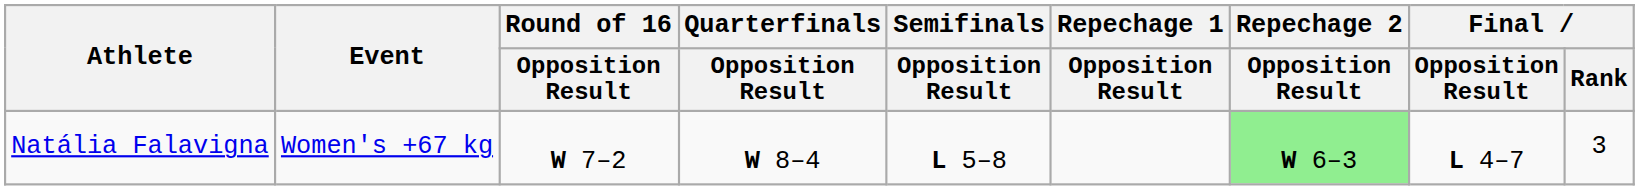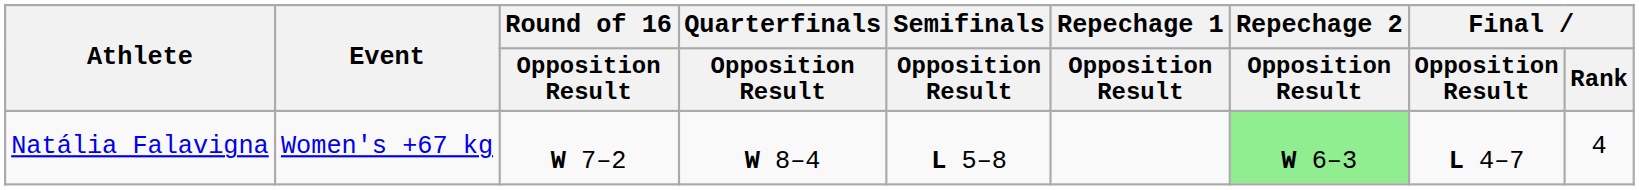(1599, 147) 3 -> (1599, 147) 4
